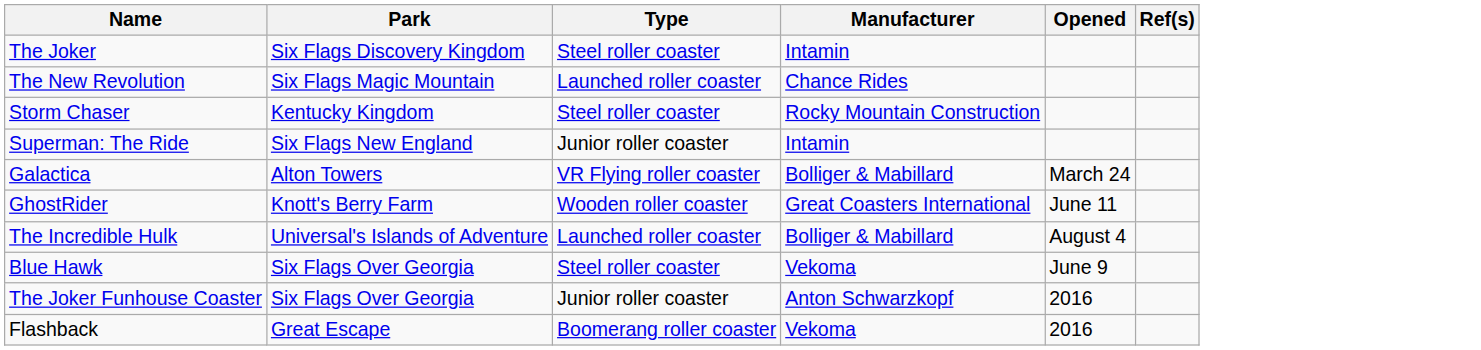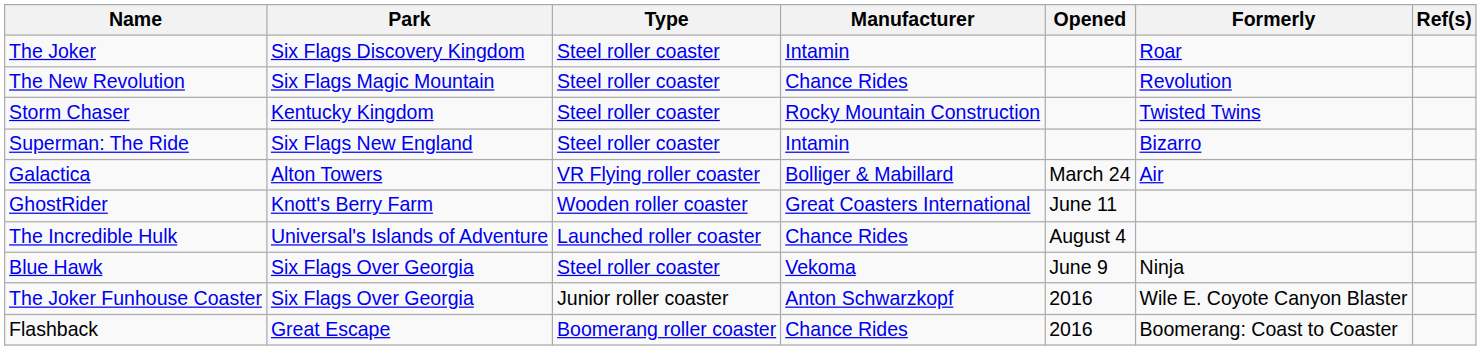+ column: (1274, 19)
(659, 81) Launched roller coaster -> (638, 81) Steel roller coaster
(643, 143) Junior roller coaster -> (638, 143) Steel roller coaster
(869, 236) Bolliger & Mabillard -> (847, 236) Chance Rides
(820, 329) Vekoma -> (847, 329) Chance Rides
